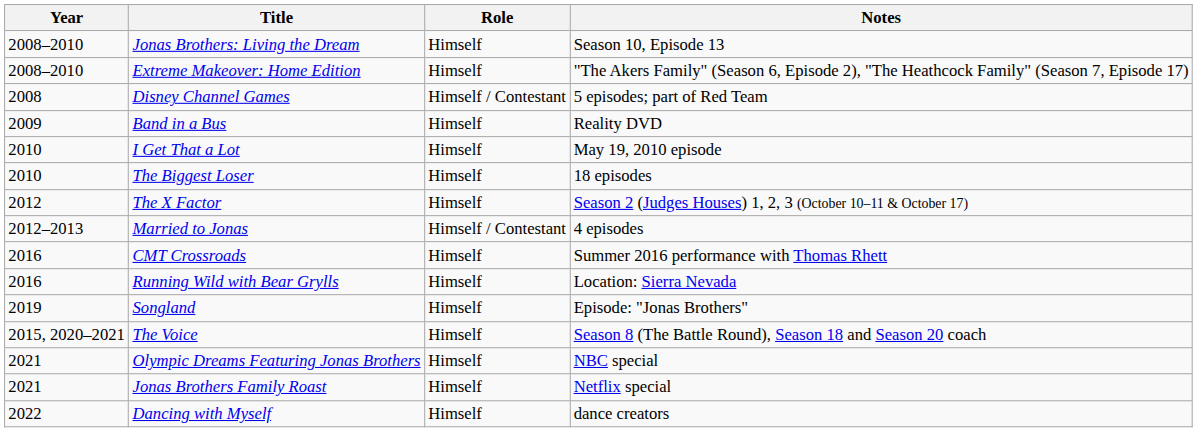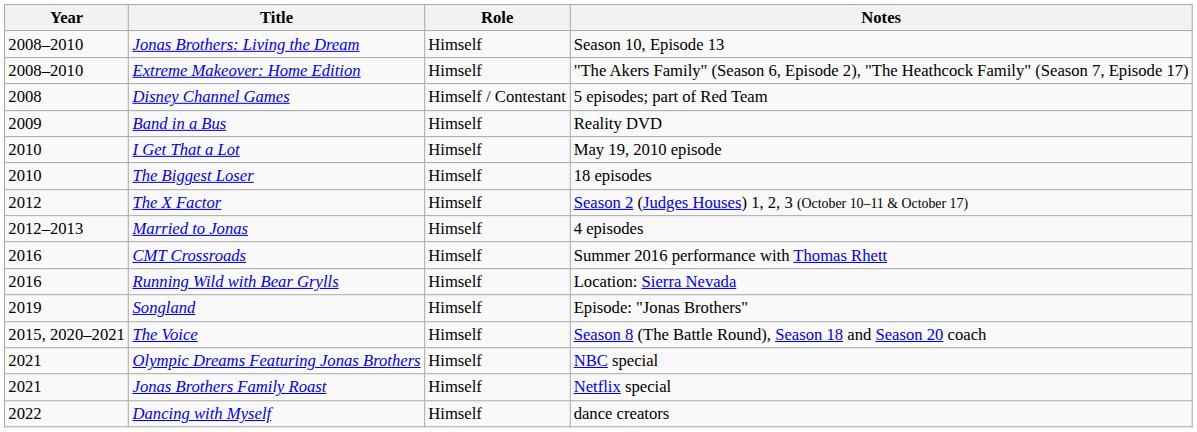(497, 228) Himself / Contestant -> (455, 228) Himself
